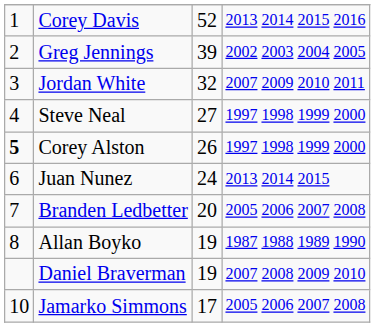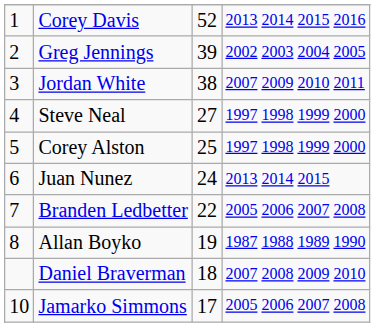(207, 83) 32 -> (207, 83) 38
(14, 147) bold -> (14, 147) normal
(207, 147) 26 -> (207, 147) 25
(207, 210) 20 -> (207, 210) 22
(207, 274) 19 -> (207, 274) 18
